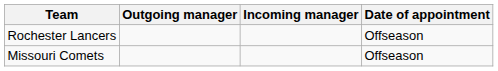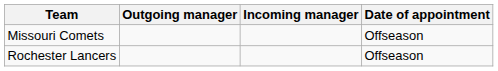rows swapped: (56, 55) <-> (62, 35)
